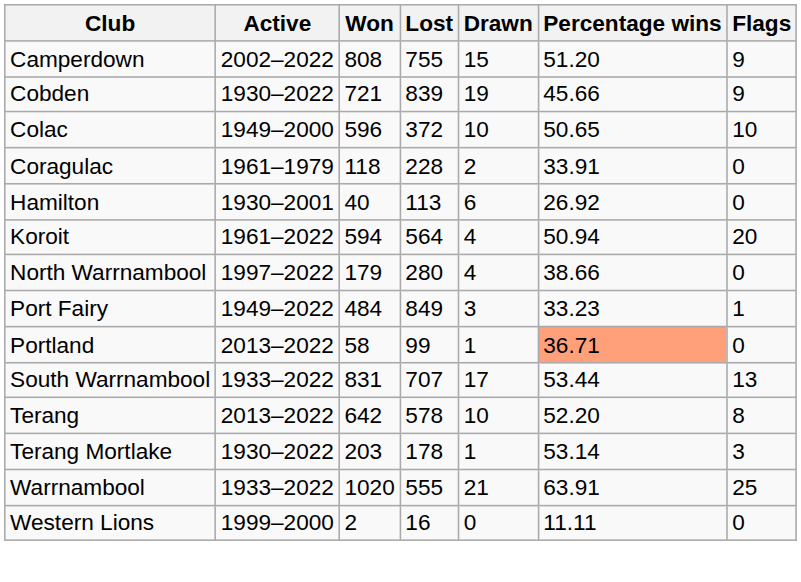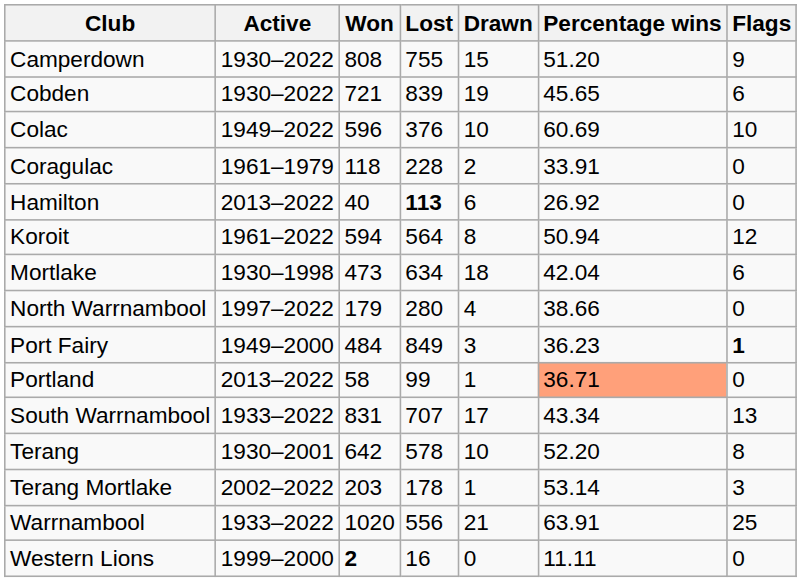(277, 59) 2002–2022 -> (277, 59) 1930–2022
(572, 94) 45.66 -> (572, 94) 45.65
(739, 94) 9 -> (739, 94) 6
(277, 130) 1949–2000 -> (277, 130) 1949–2022
(424, 130) 372 -> (424, 130) 376
(572, 130) 50.65 -> (572, 130) 60.69
(277, 202) 1930–2001 -> (277, 202) 2013–2022
(423, 202) normal -> (424, 202) bold
(470, 237) 4 -> (470, 237) 8
(745, 237) 20 -> (745, 237) 12
+ row: (53, 273)
(277, 309) 1949–2022 -> (277, 344) 1949–2000
(572, 309) 33.23 -> (572, 344) 36.23
(739, 309) normal -> (739, 344) bold
(572, 380) 53.44 -> (572, 416) 43.34
(277, 416) 2013–2022 -> (277, 452) 1930–2001
(277, 452) 1930–2022 -> (277, 487) 2002–2022
(424, 487) 555 -> (424, 523) 556
(351, 523) normal -> (351, 559) bold
